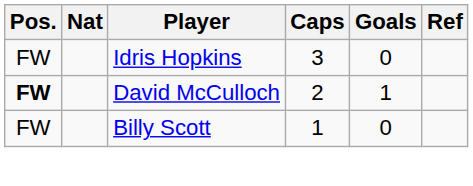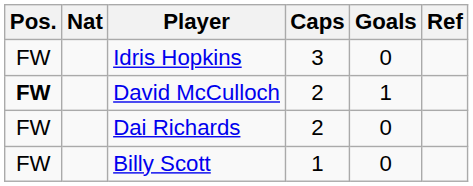+ row: (177, 127)
